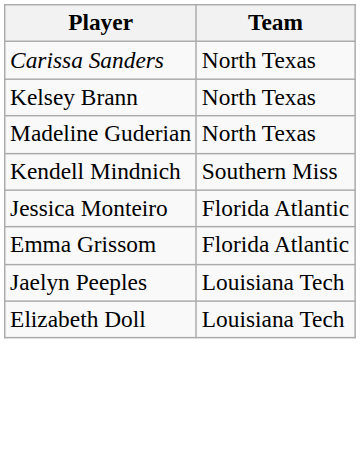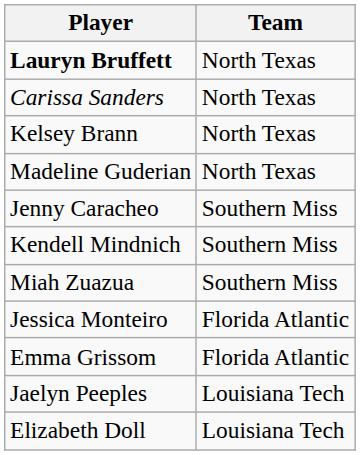+ row: (91, 60)
+ row: (84, 208)
+ row: (72, 282)
